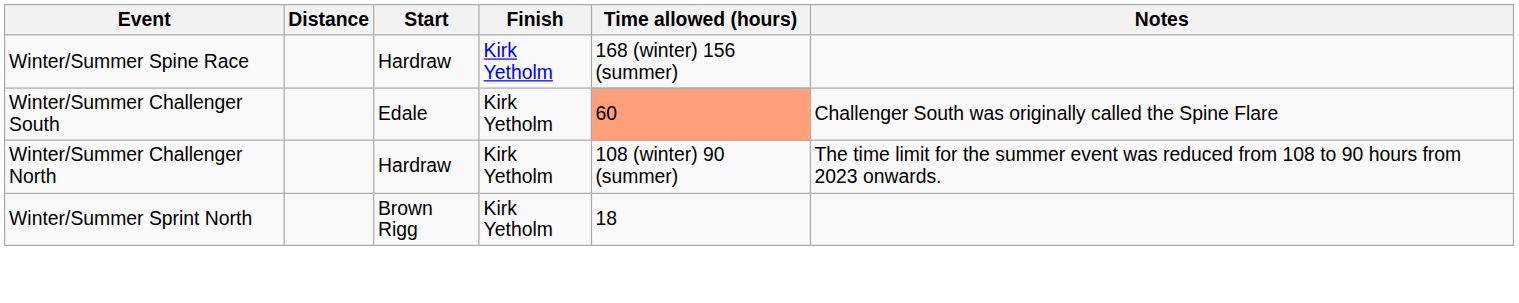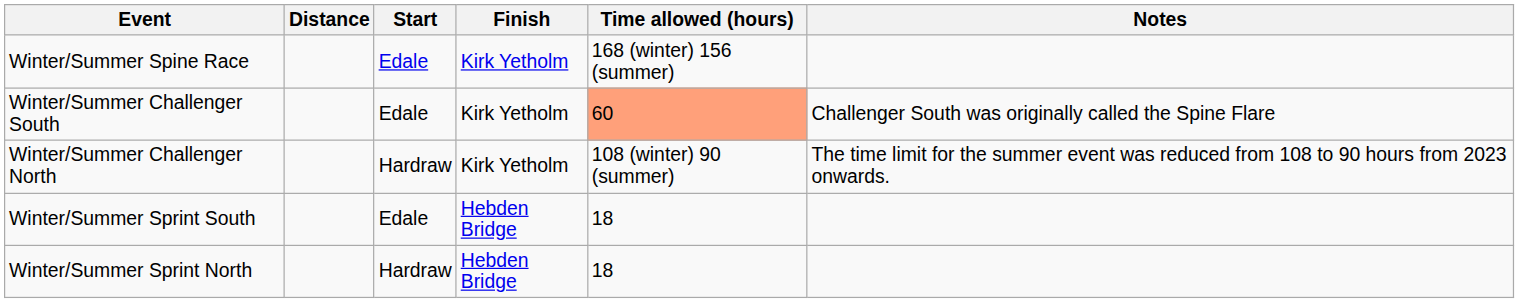(415, 61) Hardraw -> (403, 61) Edale
+ row: (132, 218)
(405, 218) Brown Rigg -> (415, 271) Hardraw
(518, 218) Kirk Yetholm -> (495, 271) Hebden Bridge
